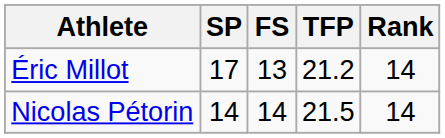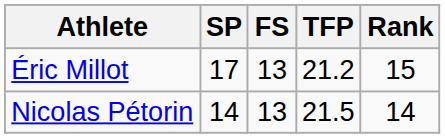(400, 69) 14 -> (400, 69) 15
(272, 112) 14 -> (272, 112) 13
